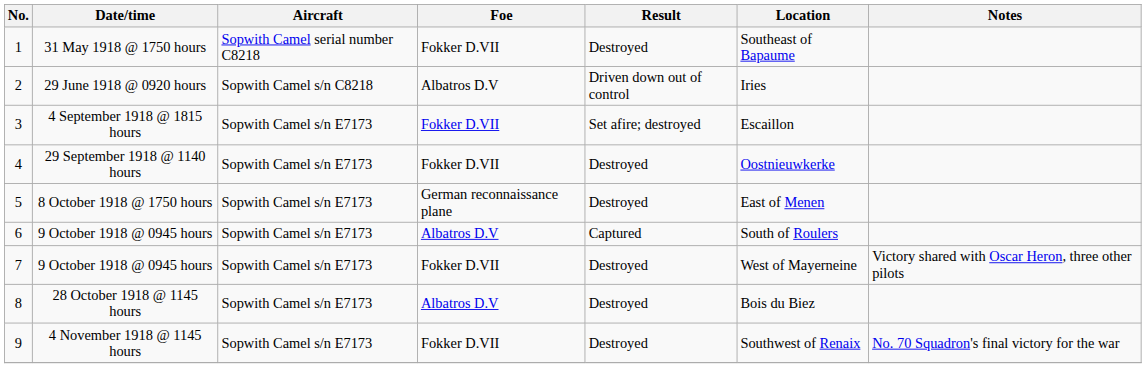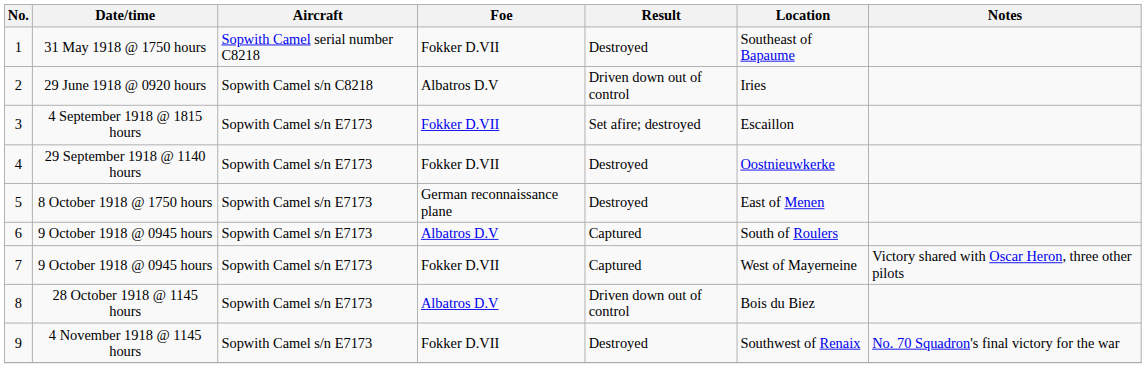(618, 264) Destroyed -> (615, 264) Captured
(618, 303) Destroyed -> (645, 303) Driven down out of control
